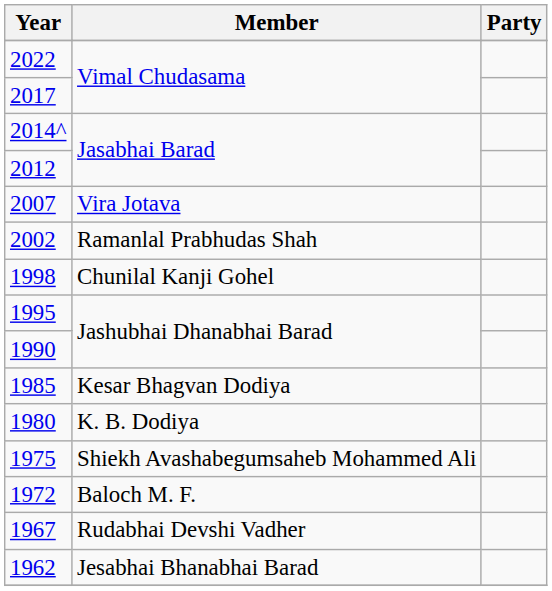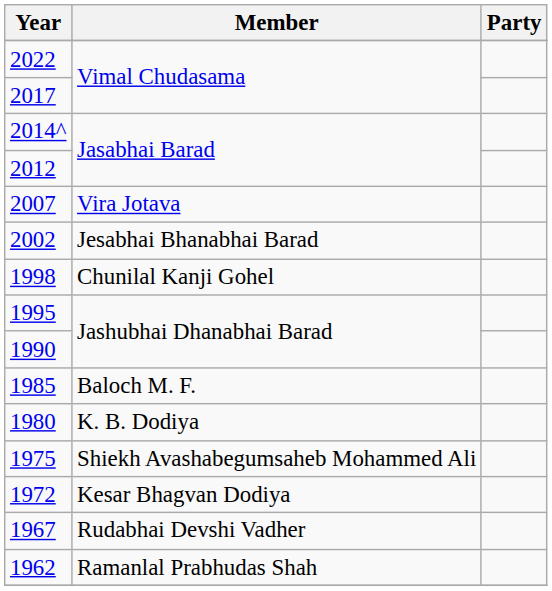(197, 240) Ramanlal Prabhudas Shah -> (198, 240) Jesabhai Bhanabhai Barad
(184, 385) Kesar Bhagvan Dodiya -> (137, 385) Baloch M. F.
(137, 494) Baloch M. F. -> (184, 494) Kesar Bhagvan Dodiya
(198, 566) Jesabhai Bhanabhai Barad -> (197, 566) Ramanlal Prabhudas Shah
